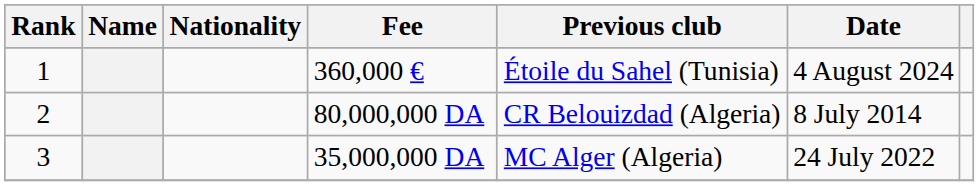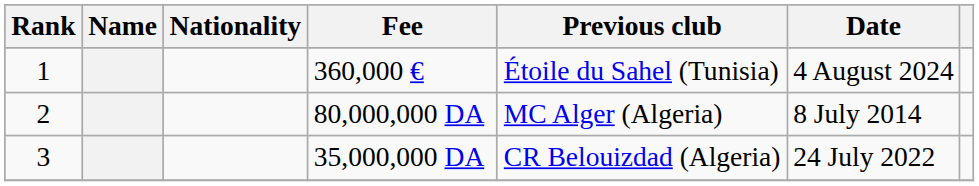(642, 113) CR Belouizdad (Algeria) -> (613, 113) MC Alger (Algeria)
(613, 157) MC Alger (Algeria) -> (642, 157) CR Belouizdad (Algeria)
